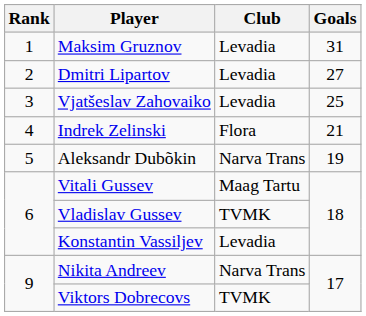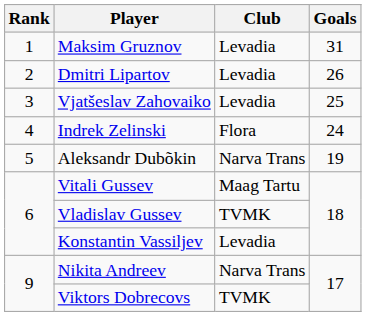(335, 74) 27 -> (335, 74) 26
(335, 130) 21 -> (335, 130) 24
